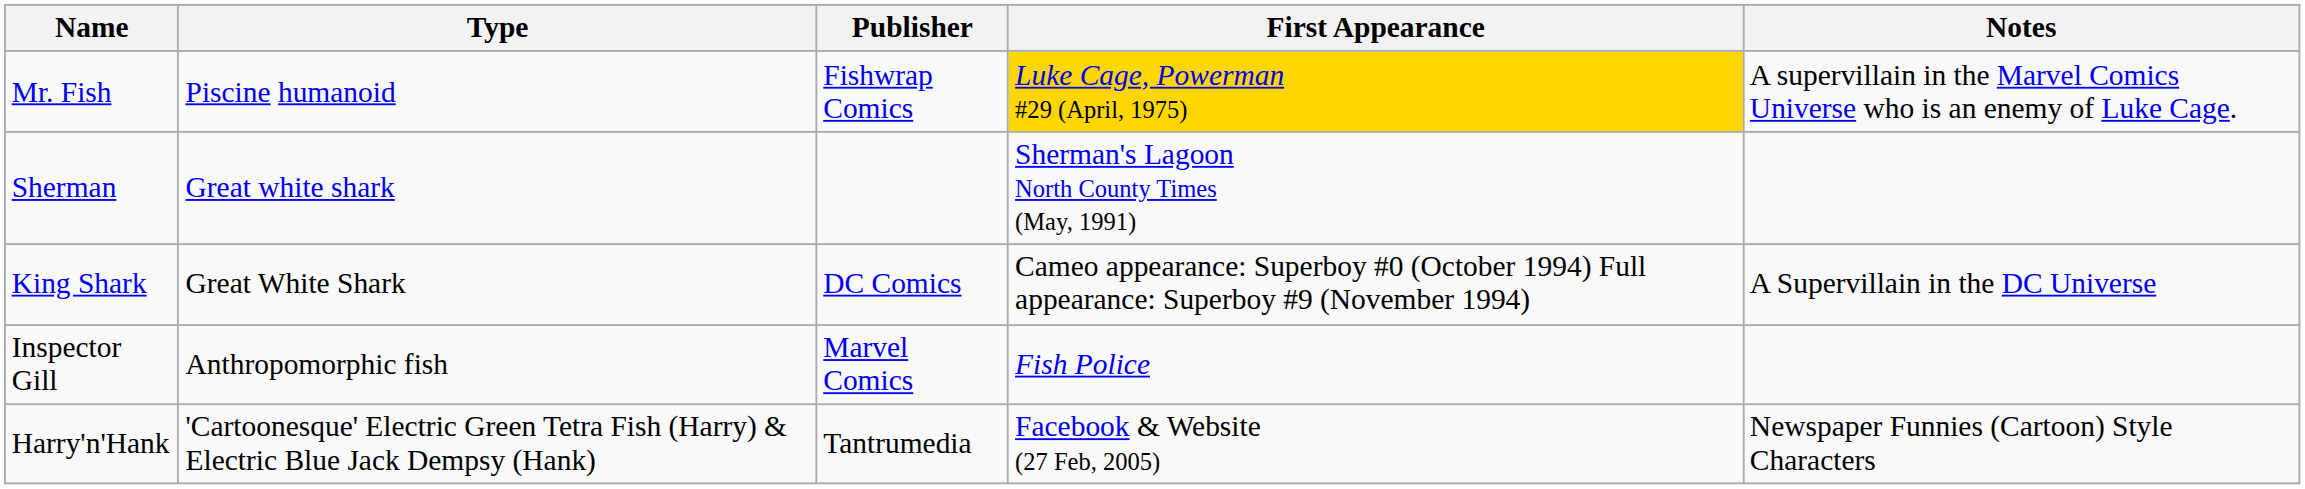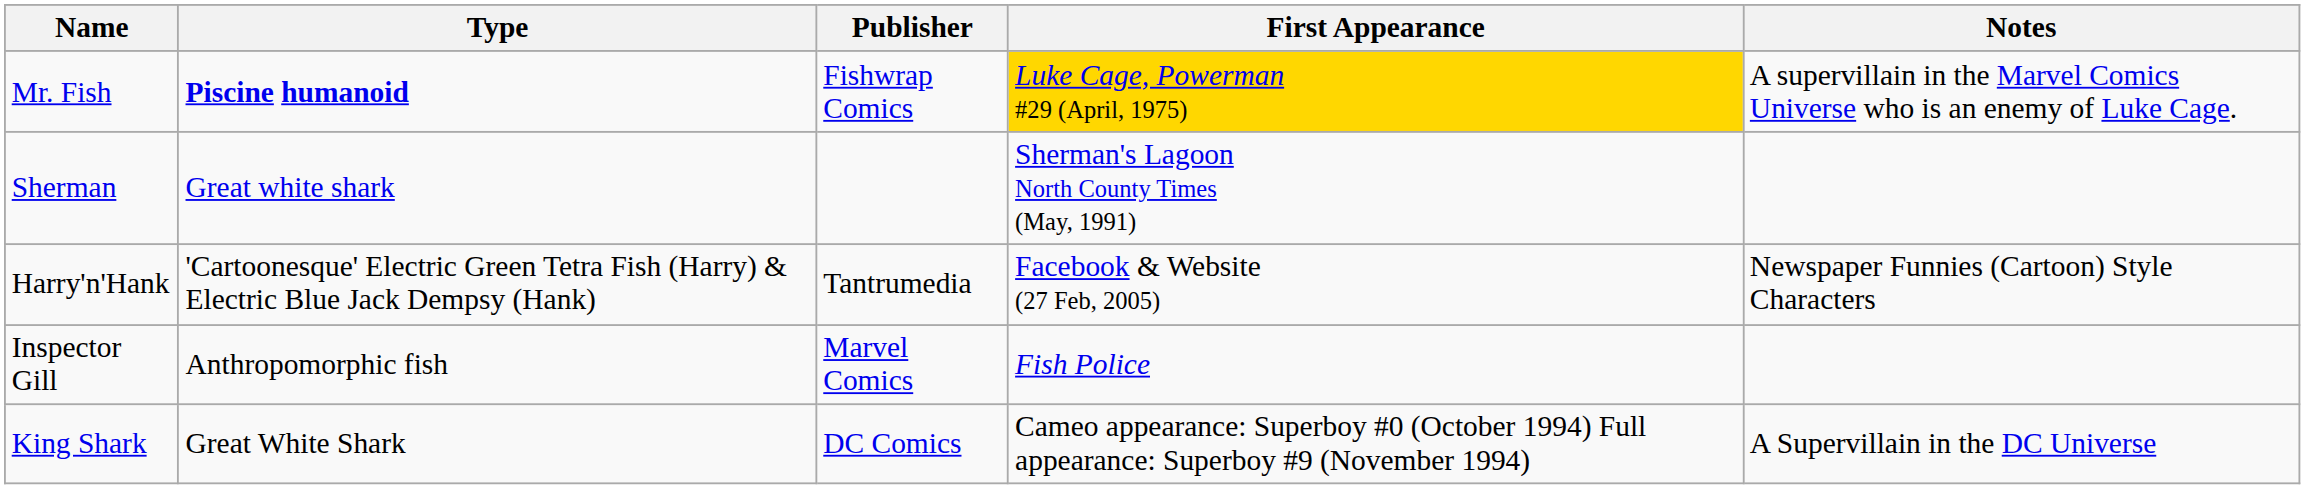(291, 91) normal -> (297, 91) bold
rows swapped: (91, 443) <-> (79, 283)
